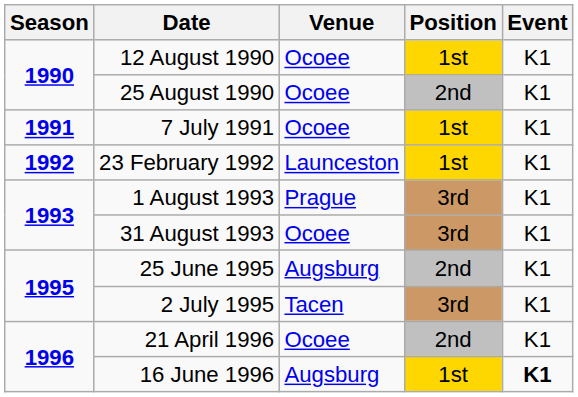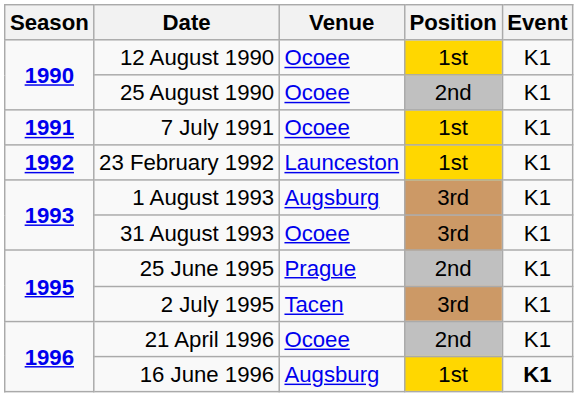(320, 198) Prague -> (332, 198) Augsburg
(332, 268) Augsburg -> (320, 268) Prague
